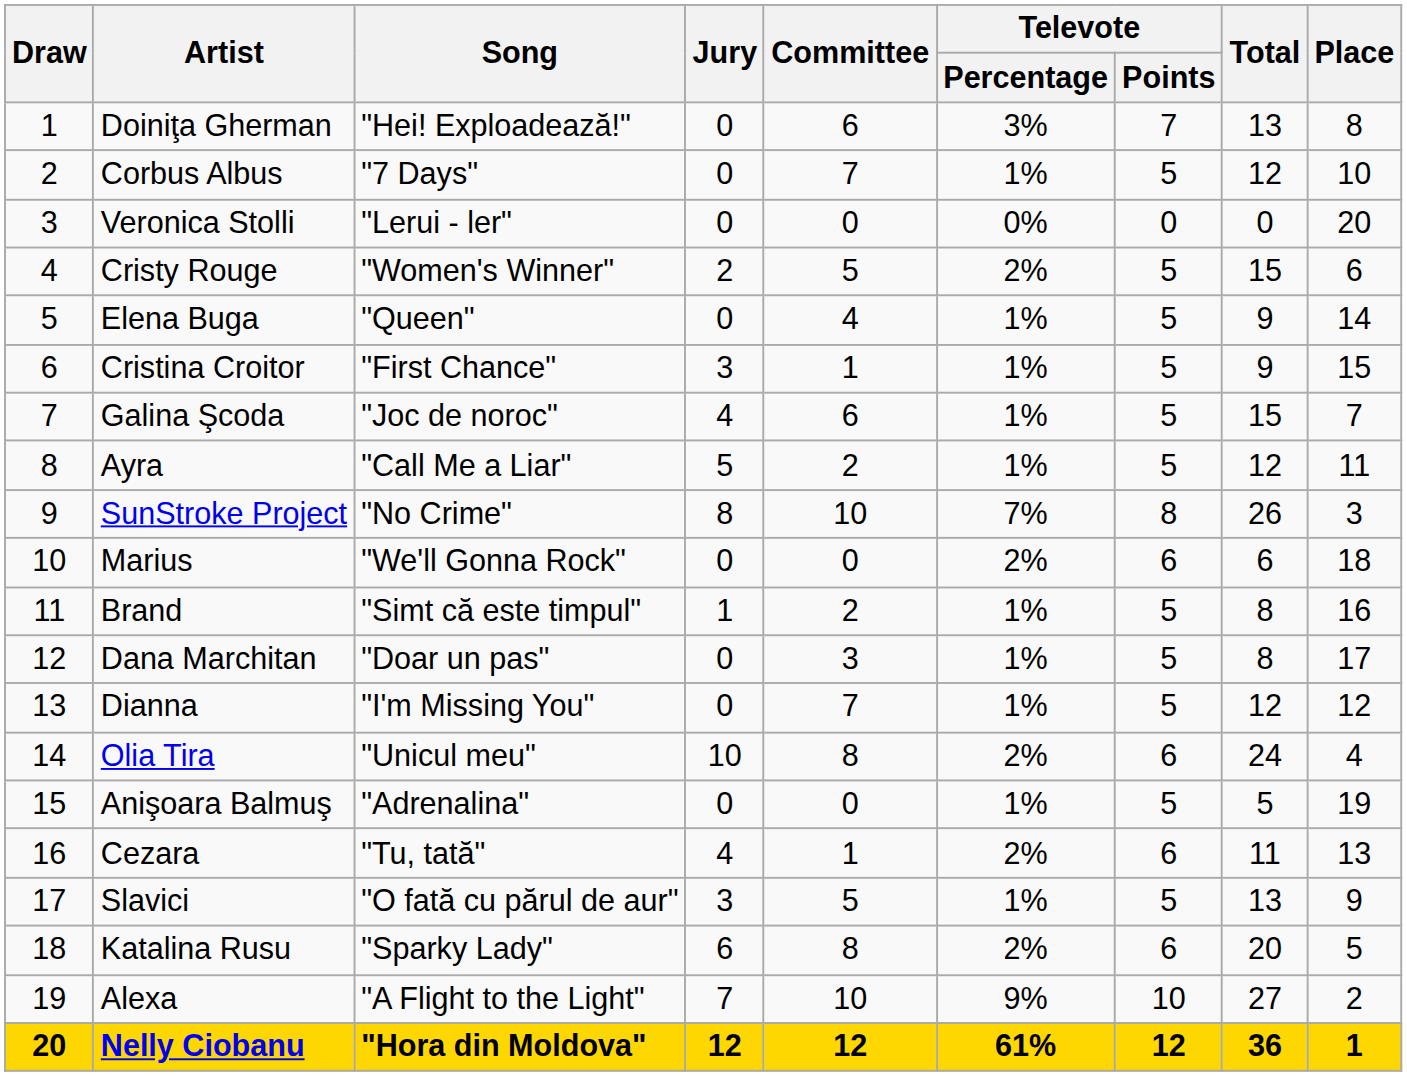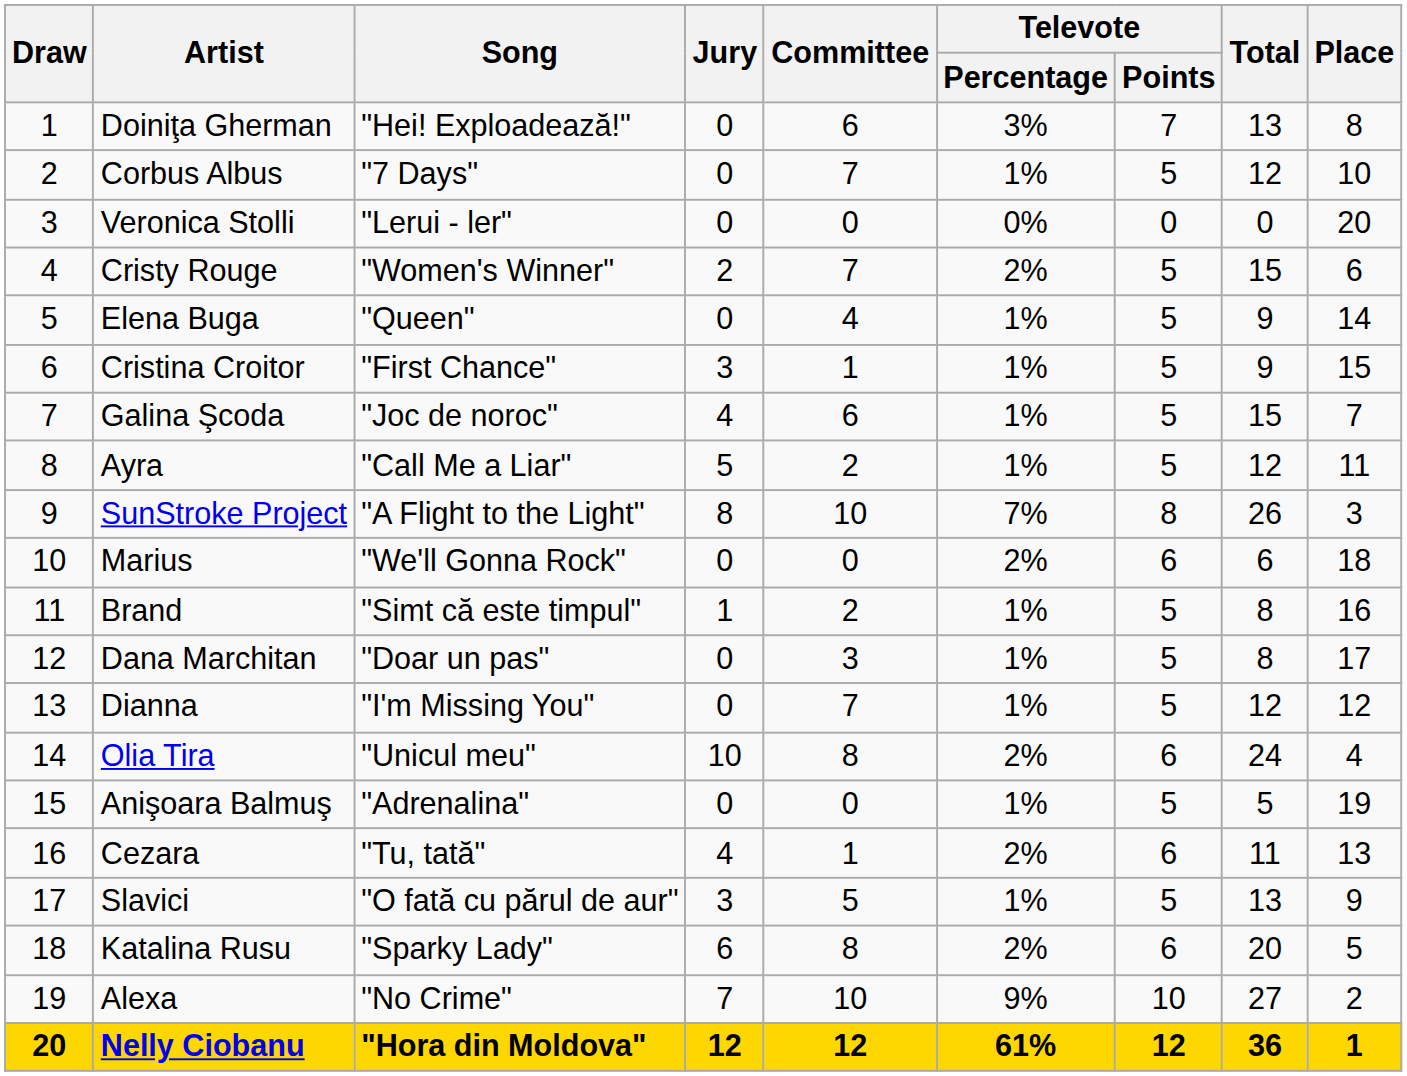(850, 271) 5 -> (850, 271) 7
(437, 513) "No Crime" -> (503, 513) "A Flight to the Light"
(503, 998) "A Flight to the Light" -> (437, 998) "No Crime"
